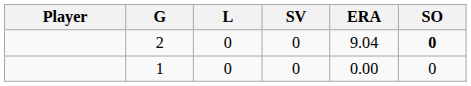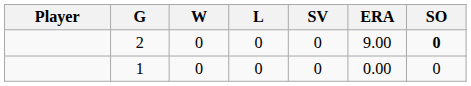+ column: (199, 17)
(364, 42) 9.04 -> (377, 42) 9.00
